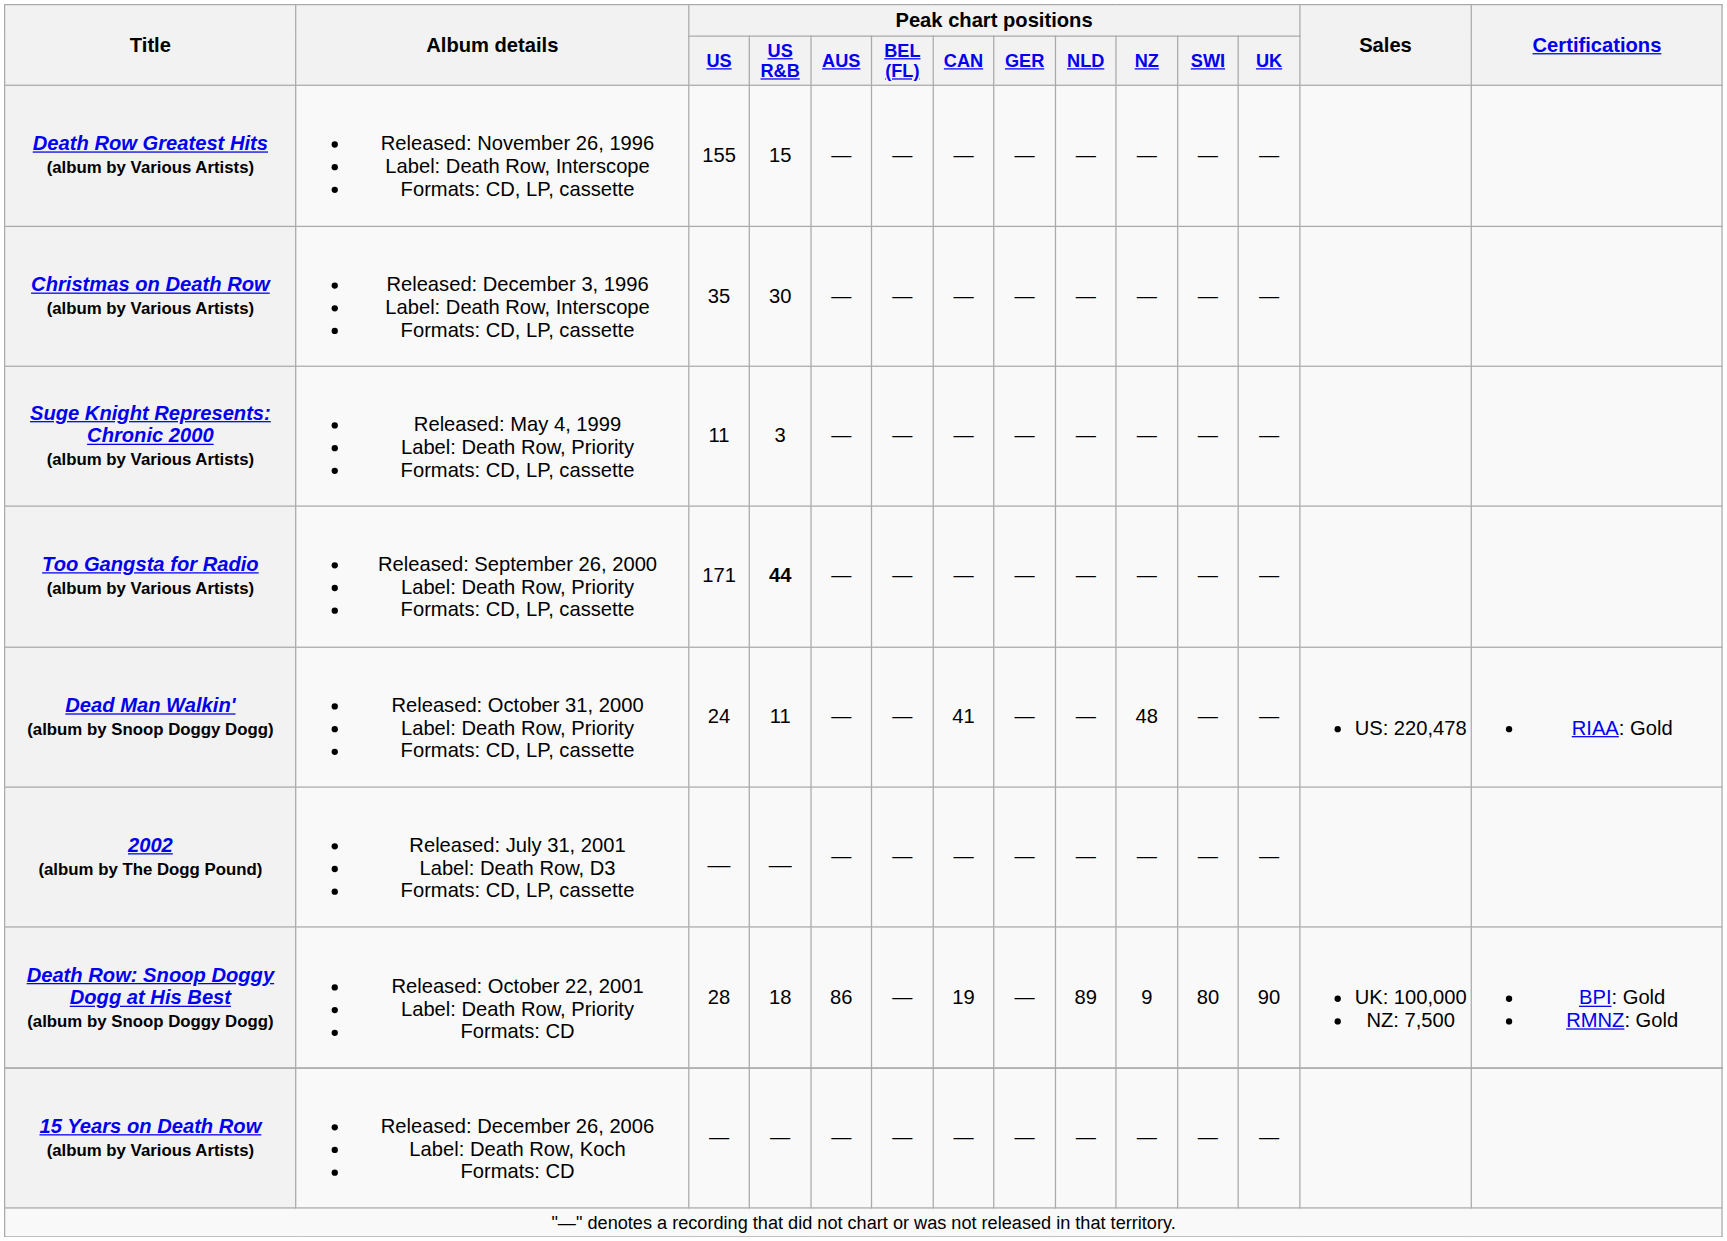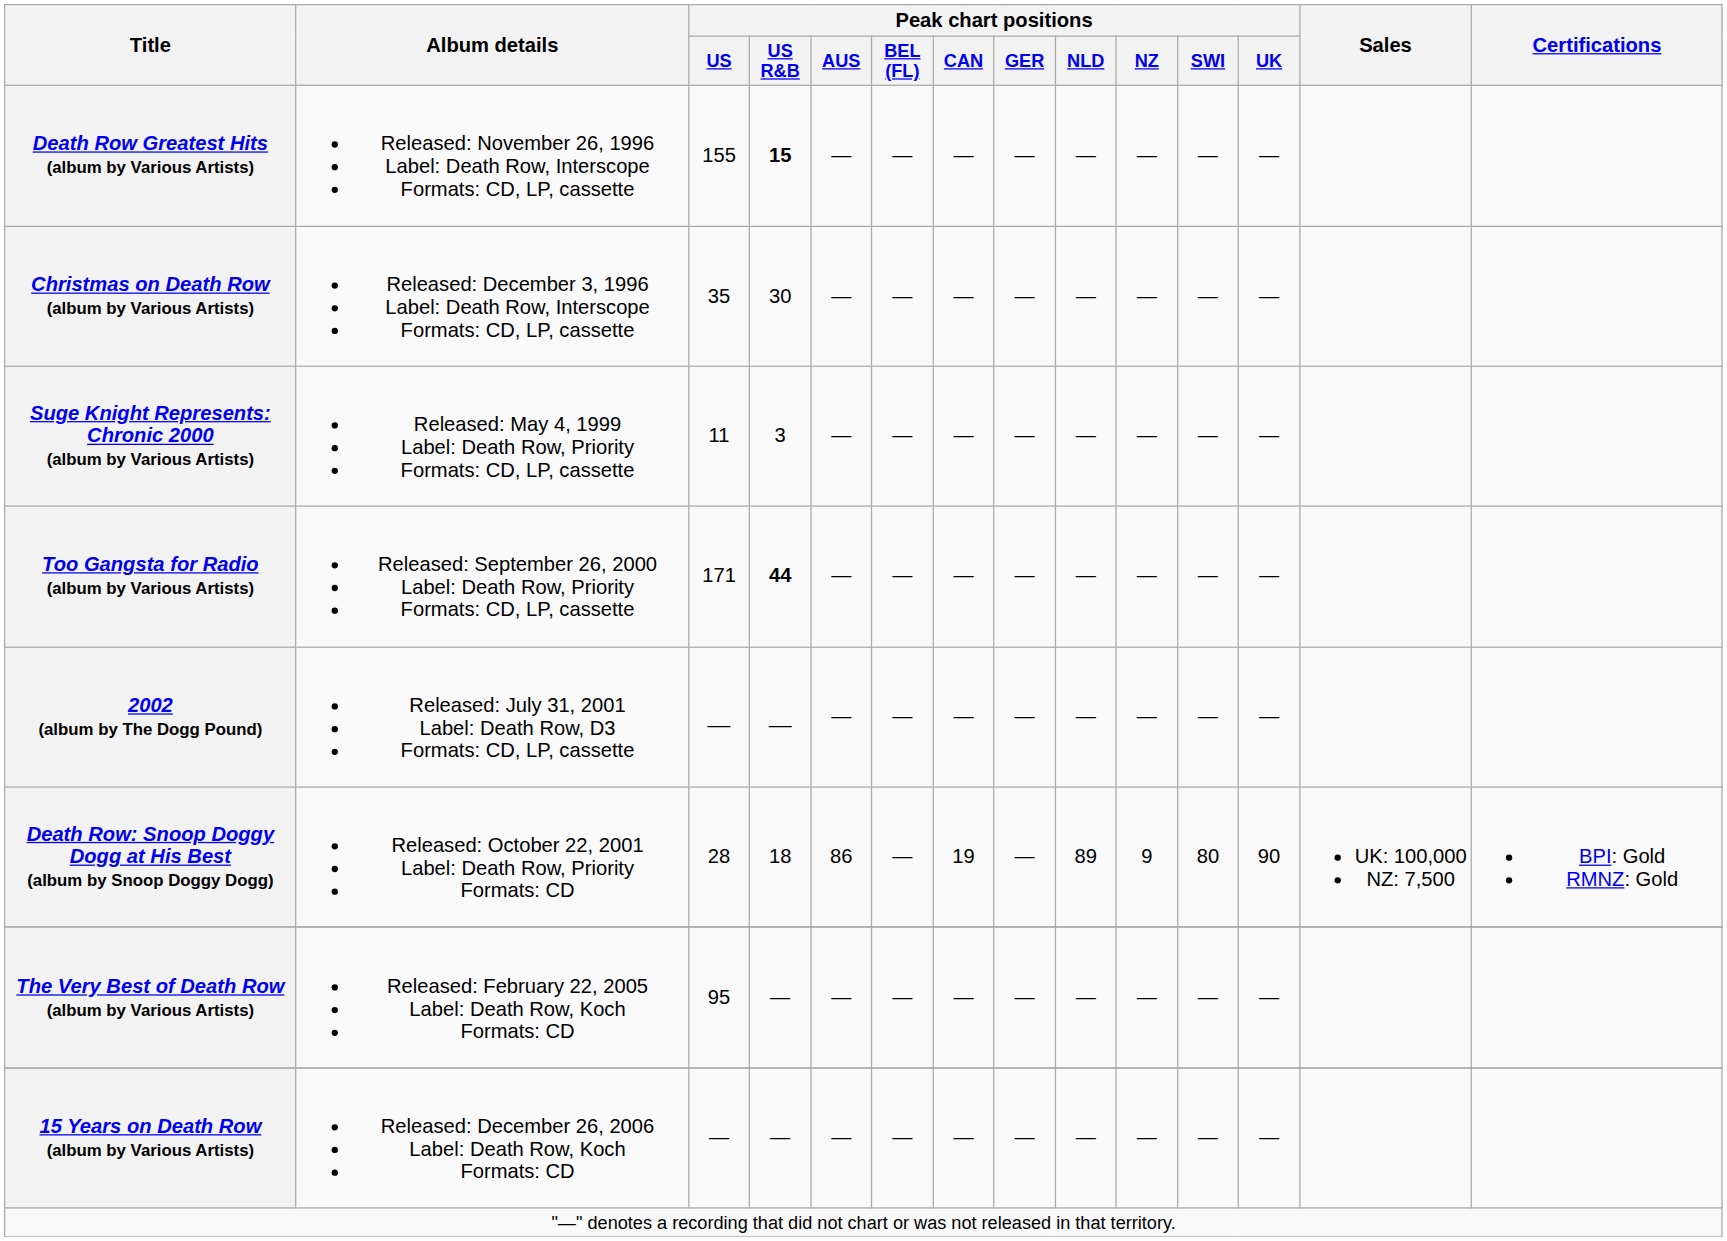(780, 155) normal -> (780, 155) bold
- row: (150, 716)
+ row: (150, 997)
